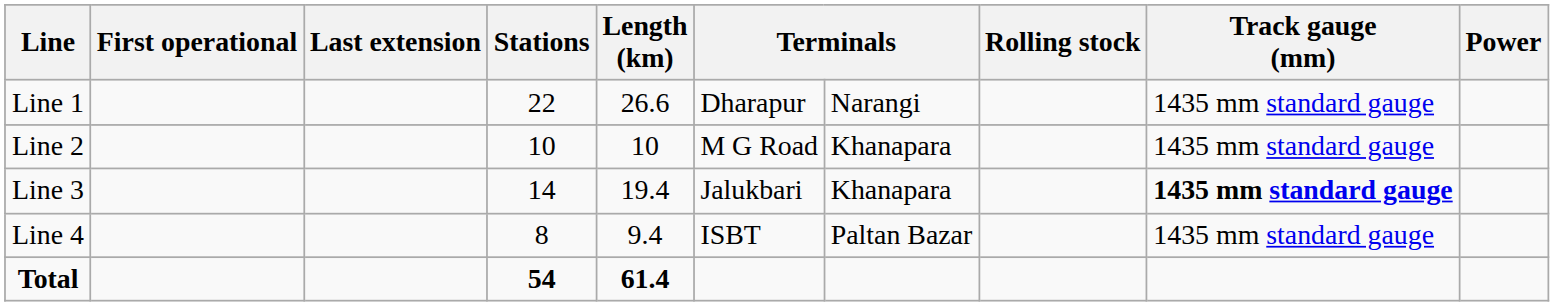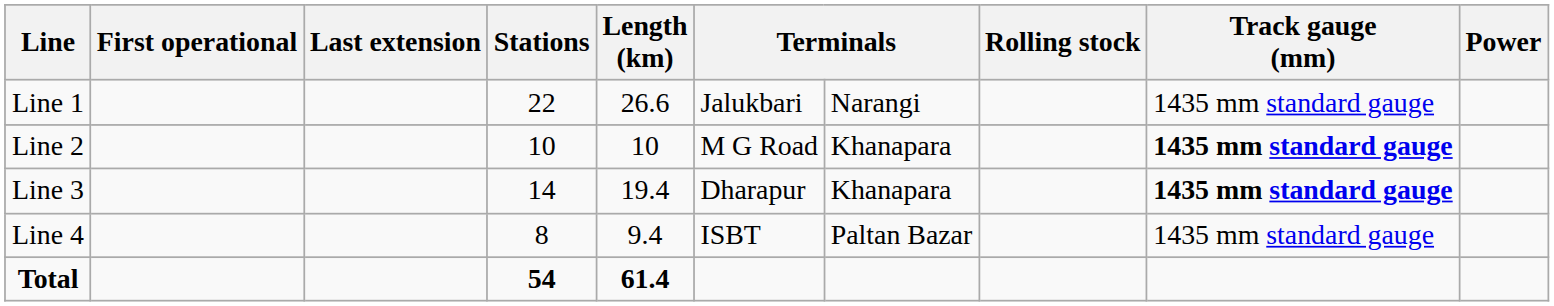(753, 102) Dharapur -> (751, 102) Jalukbari
(1294, 146) normal -> (1303, 146) bold
(751, 190) Jalukbari -> (753, 190) Dharapur
